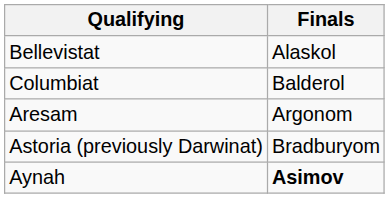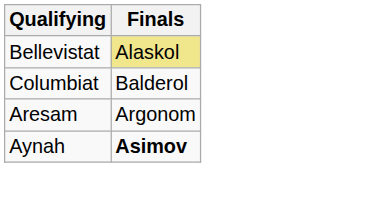(304, 51) no background -> (147, 51) khaki background
- row: (136, 146)
